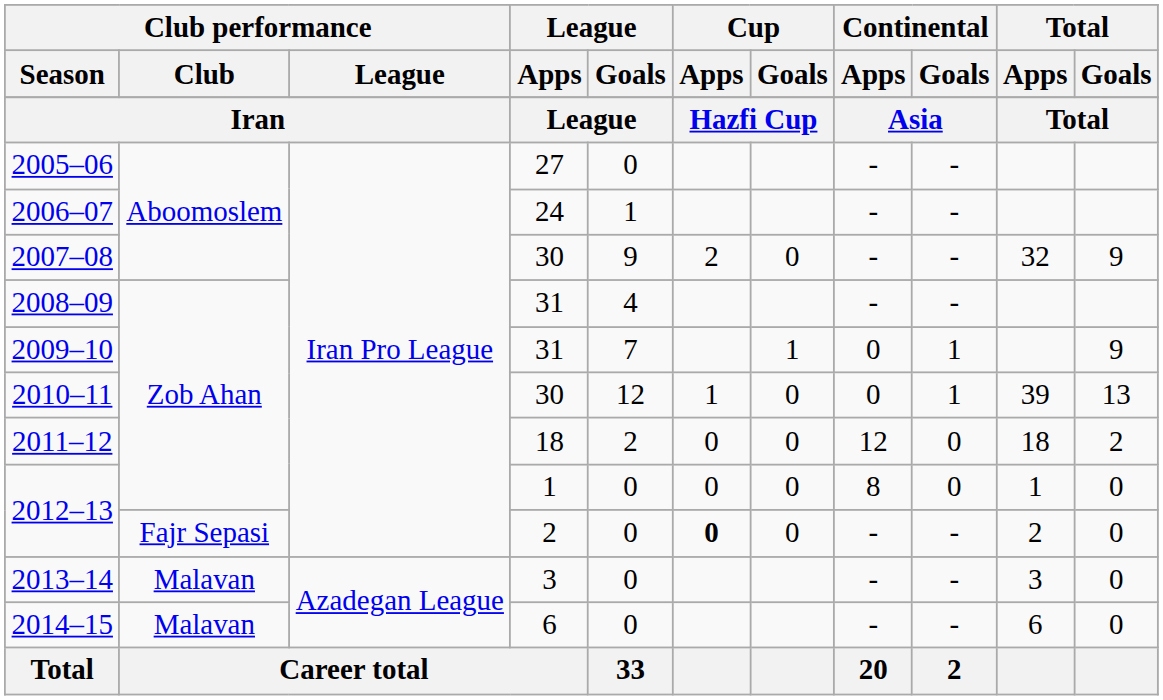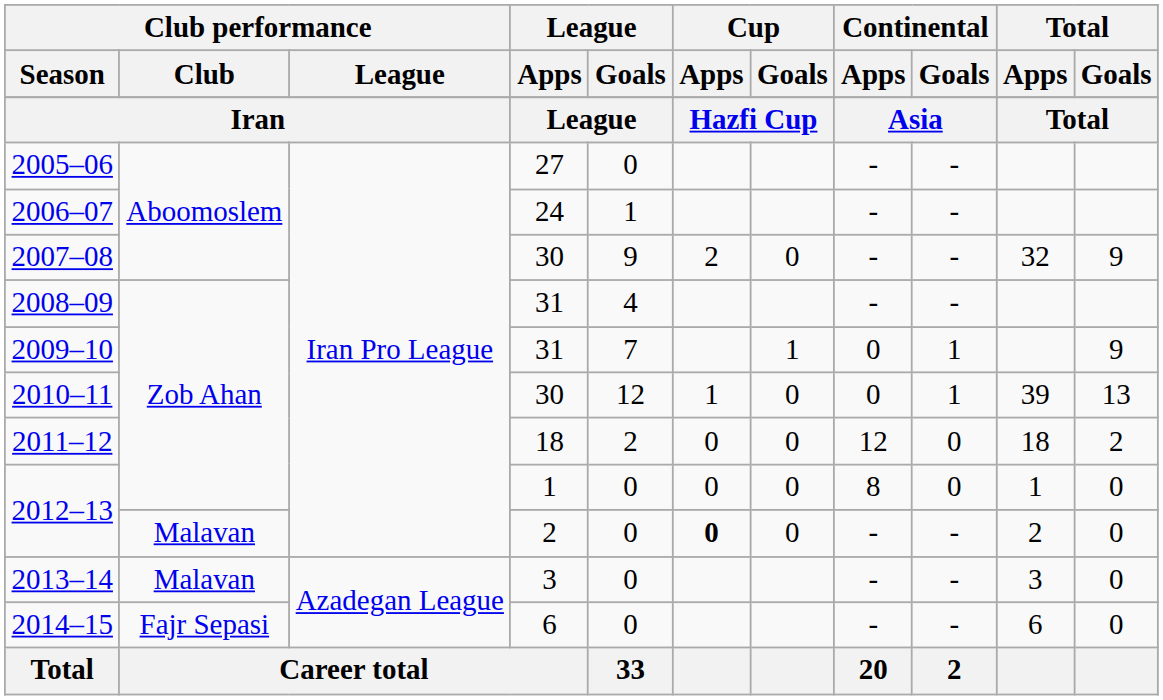(204, 532) Fajr Sepasi -> (204, 532) Malavan
(204, 624) Malavan -> (204, 624) Fajr Sepasi
